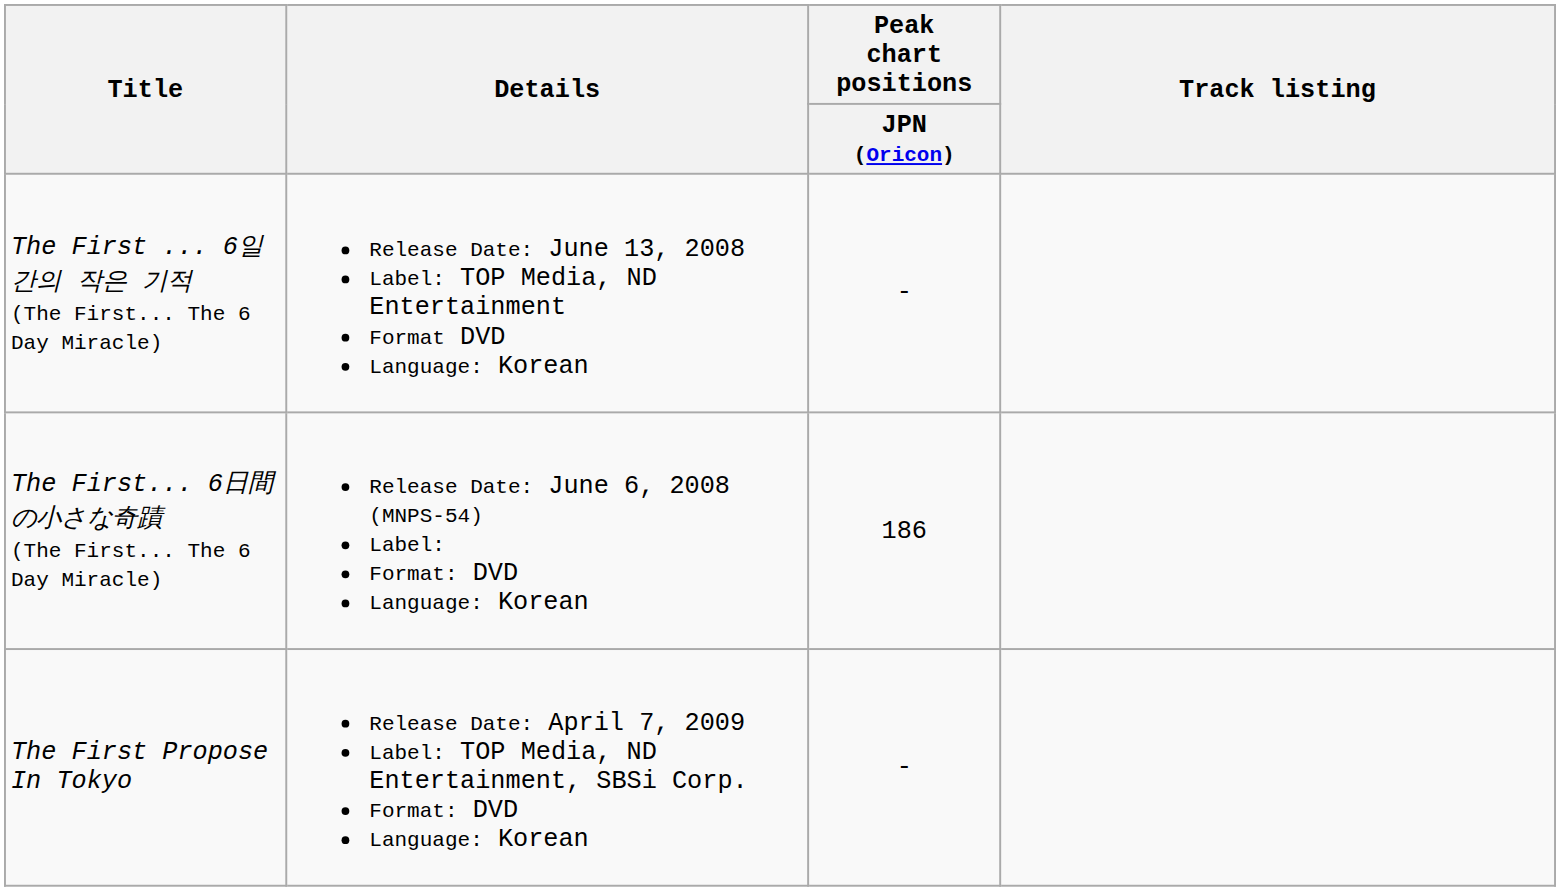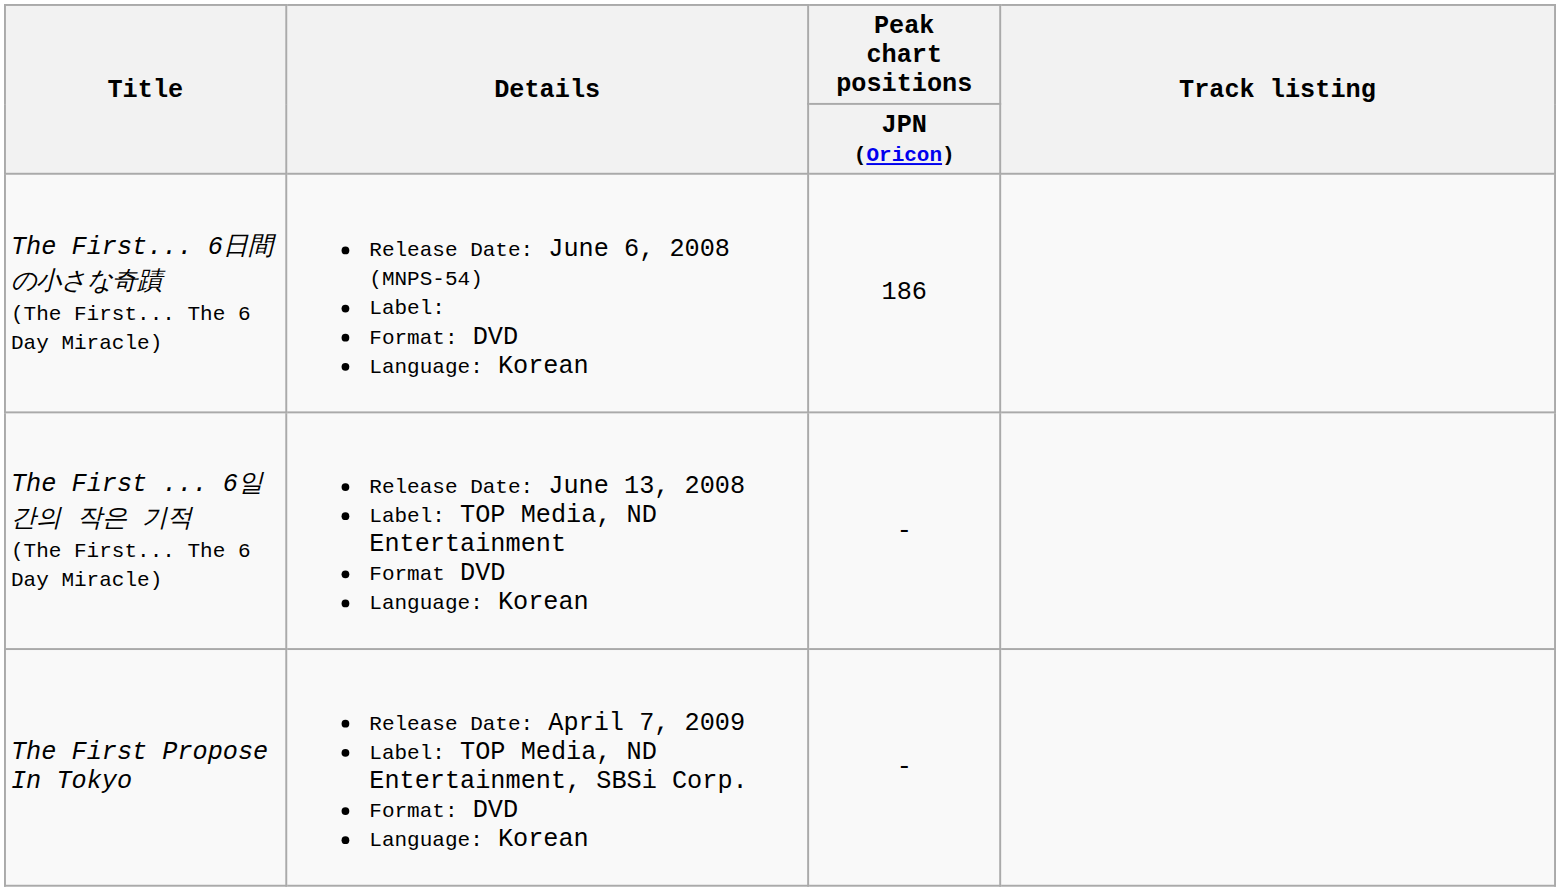rows swapped: (142, 531) <-> (137, 294)
